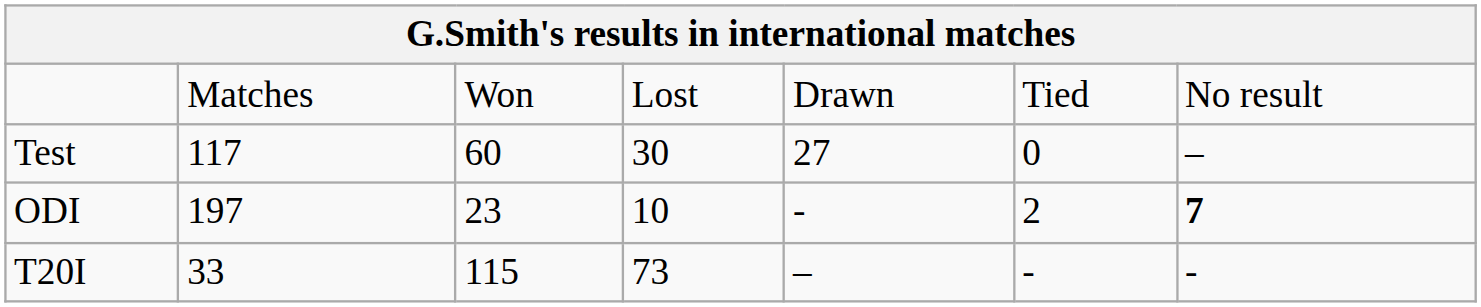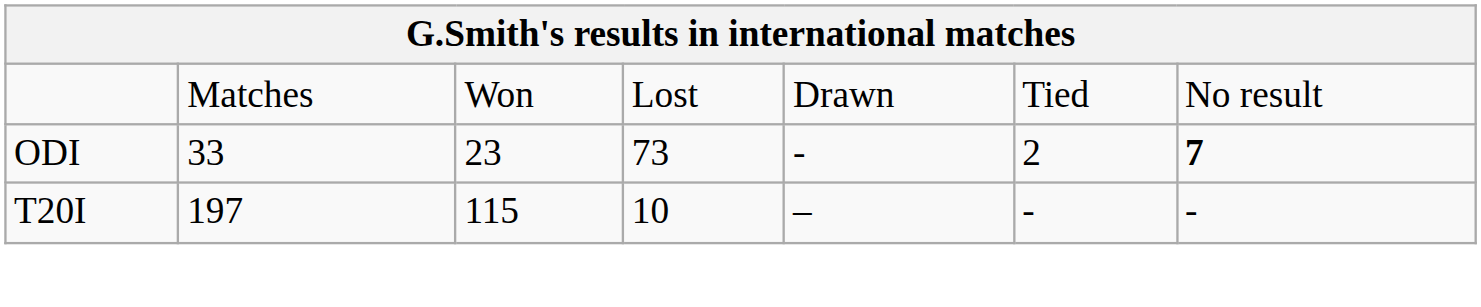- row: (45, 152)
(215, 211) 197 -> (206, 152) 33
(650, 211) 10 -> (650, 152) 73
(206, 270) 33 -> (215, 211) 197
(650, 270) 73 -> (650, 211) 10
